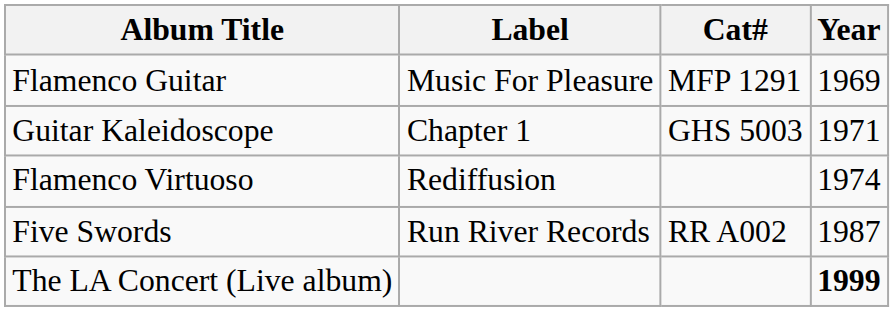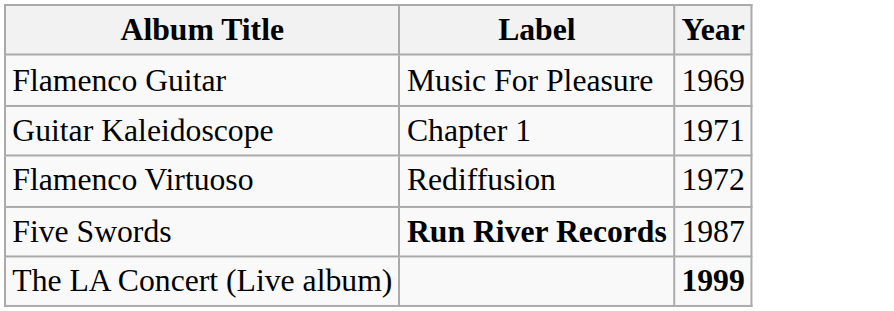- column: (735, 29)
(849, 180) 1974 -> (713, 180) 1972
(528, 230) normal -> (537, 230) bold
